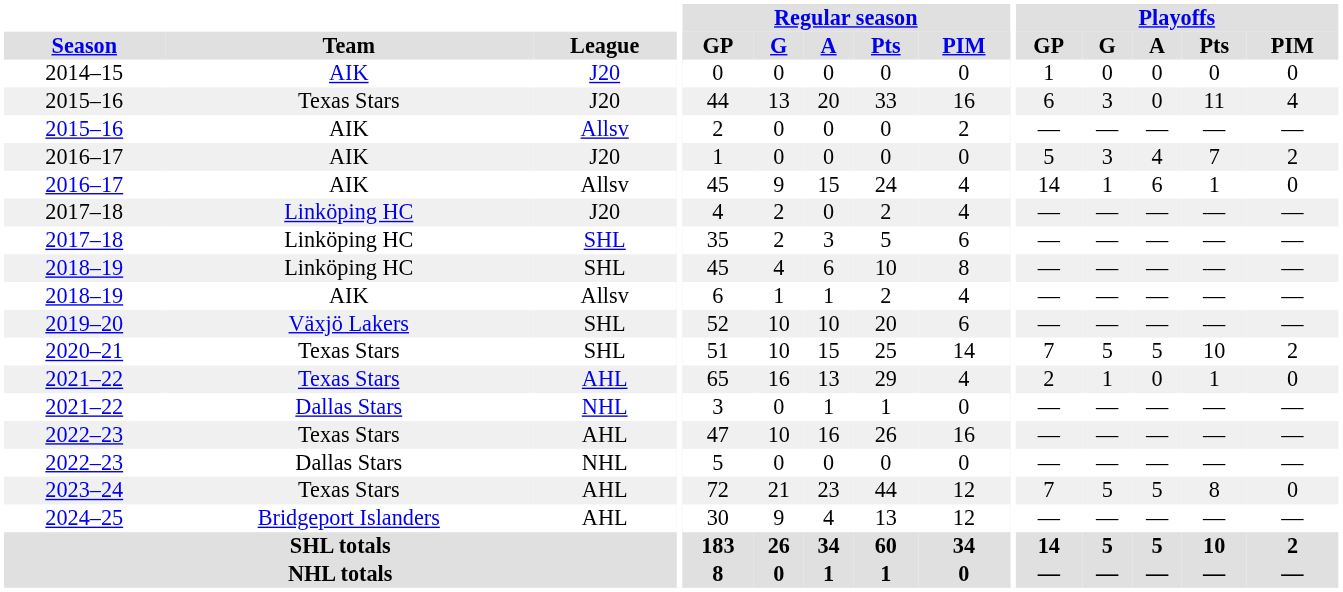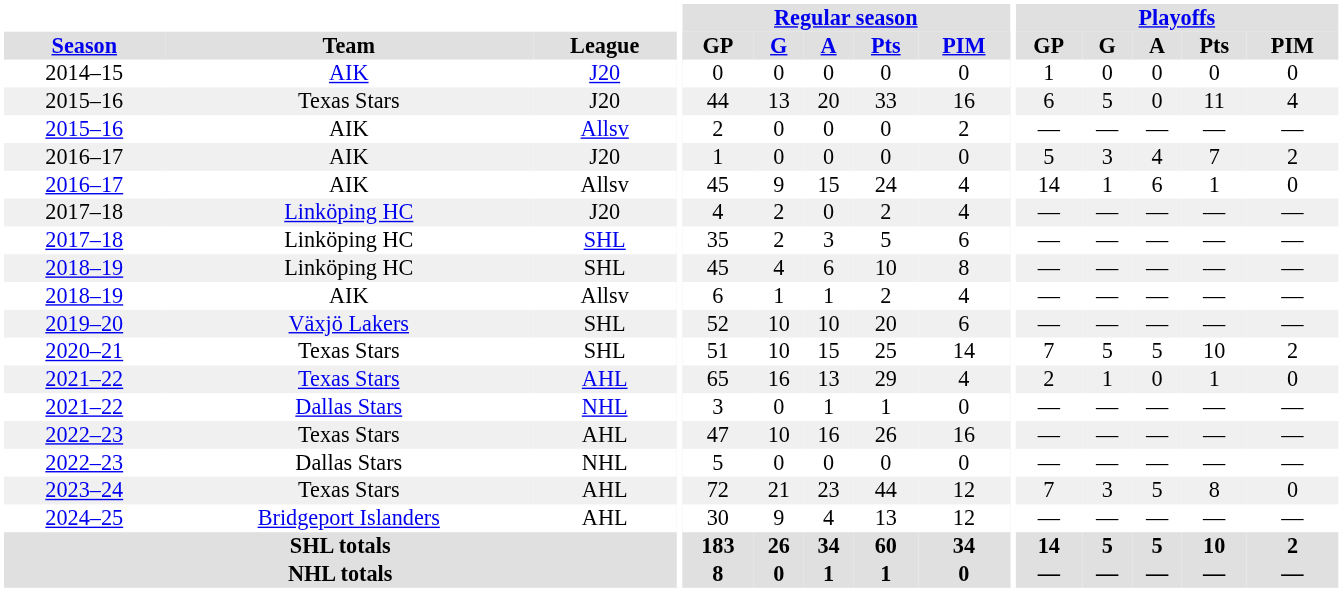(1107, 101) 3 -> (1107, 101) 5
(1107, 490) 5 -> (1107, 490) 3
